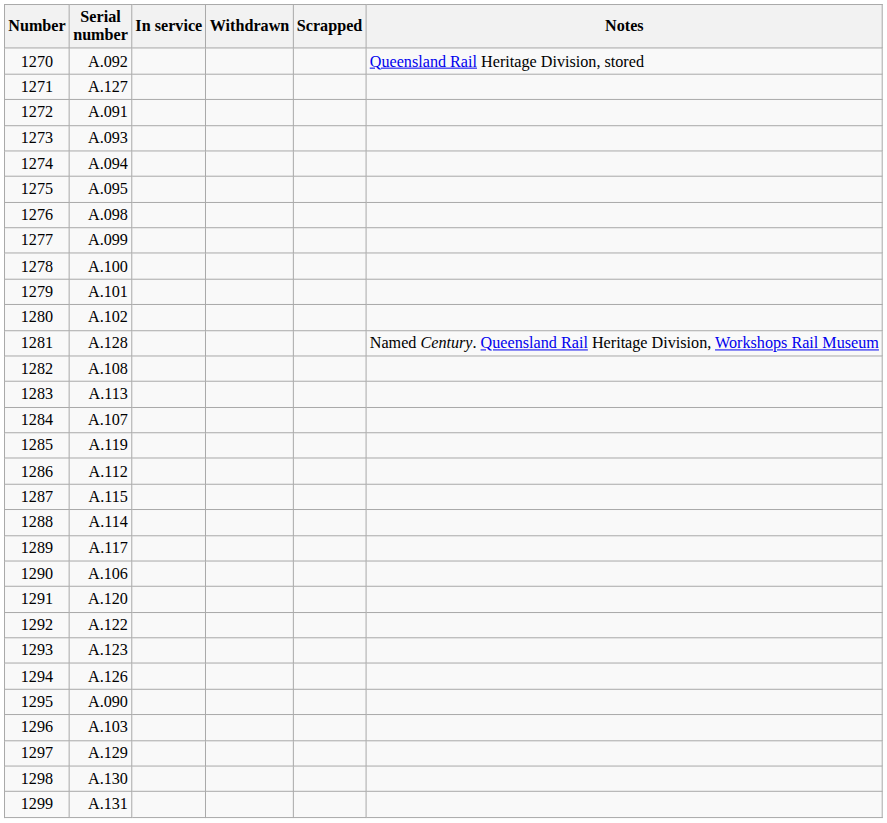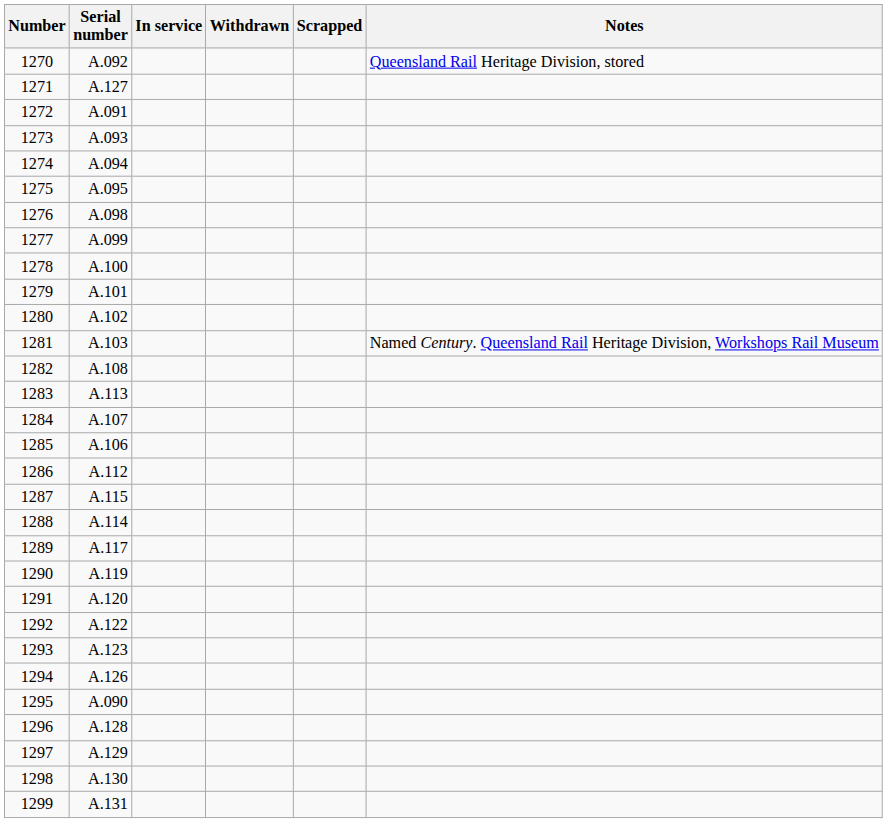(108, 343) A.128 -> (108, 343) A.103
(108, 445) A.119 -> (108, 445) A.106
(108, 573) A.106 -> (108, 573) A.119
(108, 727) A.103 -> (108, 727) A.128
